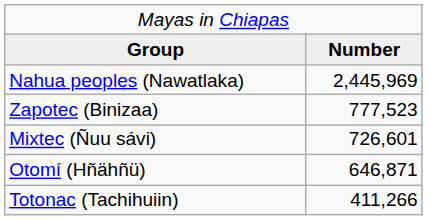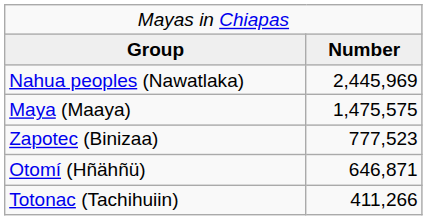+ row: (70, 109)
- row: (83, 139)
